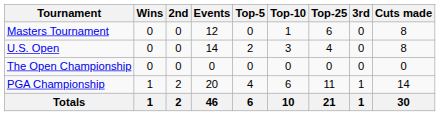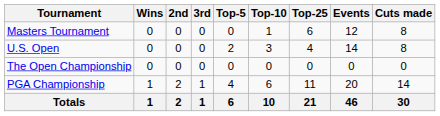columns swapped: (361, 13) <-> (212, 13)
